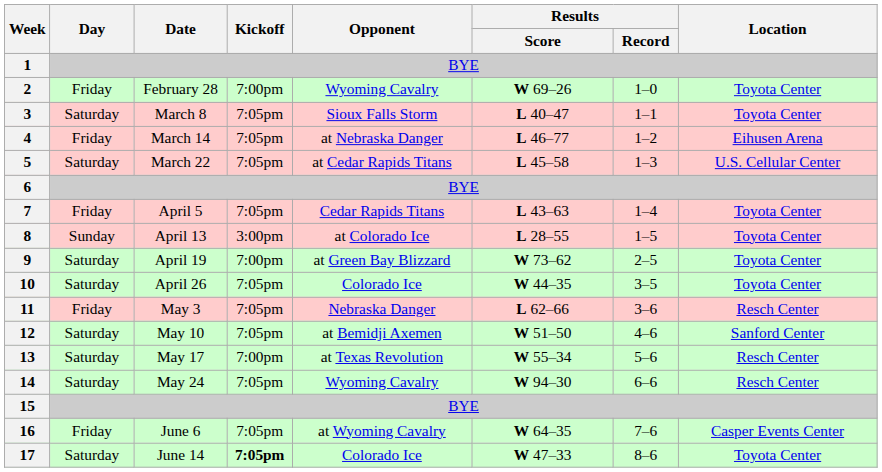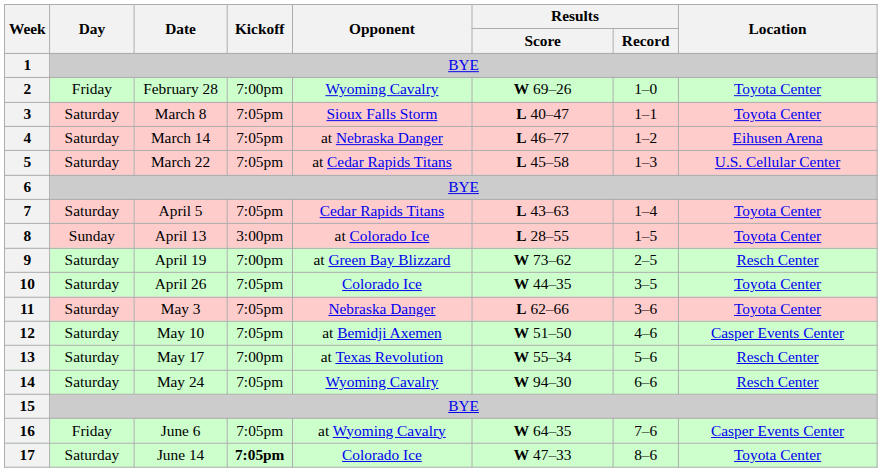(92, 138) Friday -> (92, 138) Saturday
(92, 211) Friday -> (92, 211) Saturday
(778, 260) Toyota Center -> (778, 260) Resch Center
(92, 308) Friday -> (92, 308) Saturday
(778, 308) Resch Center -> (778, 308) Toyota Center
(778, 333) Sanford Center -> (778, 333) Casper Events Center
